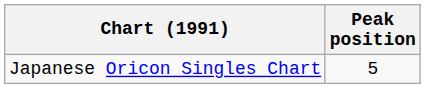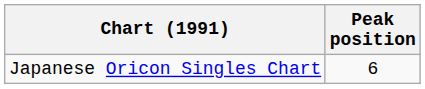(373, 69) 5 -> (373, 69) 6
